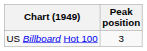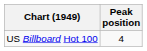(121, 38) 3 -> (121, 38) 4
